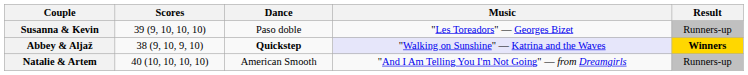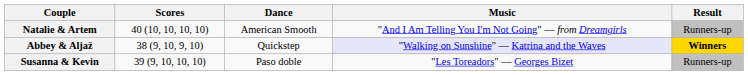rows swapped: (60, 29) <-> (60, 62)
(279, 45) bold -> (279, 45) normal
